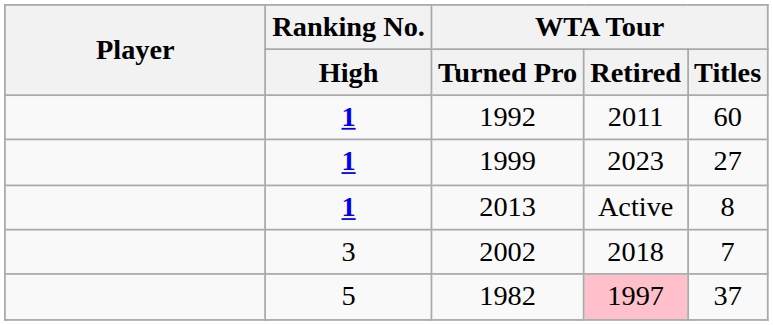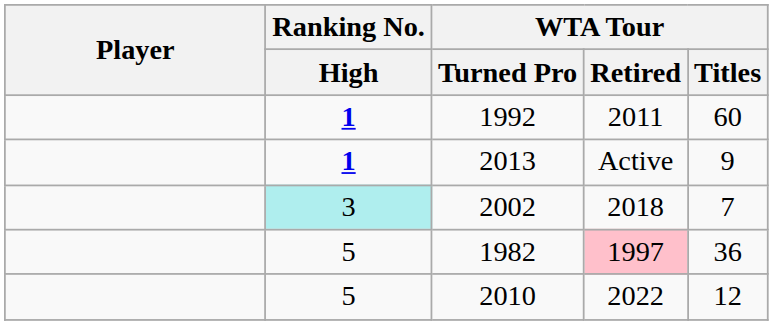- row: (508, 161)
(728, 206) 8 -> (728, 161) 9
(349, 251) no background -> (349, 206) paleturquoise background
(728, 296) 37 -> (728, 251) 36
+ row: (508, 296)
